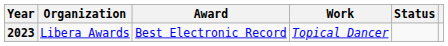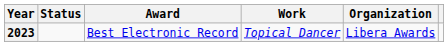columns swapped: (85, 14) <-> (415, 14)
